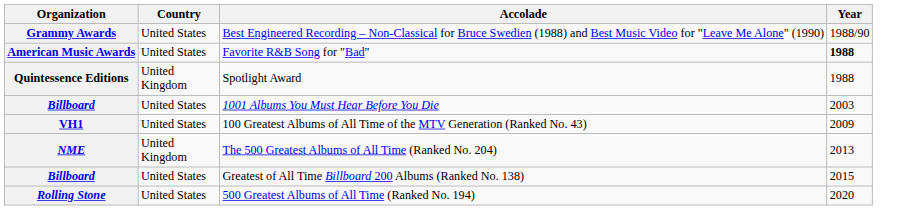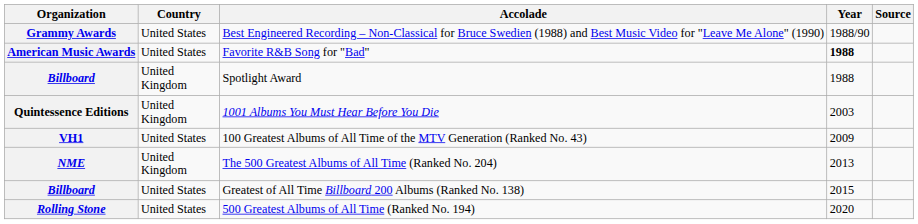+ column: (893, 14)
(71, 78) Quintessence Editions -> (71, 78) Billboard
(71, 104) Billboard -> (71, 111) Quintessence Editions
(173, 104) United States -> (164, 111) United Kingdom
